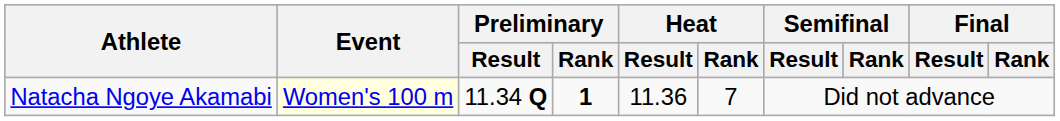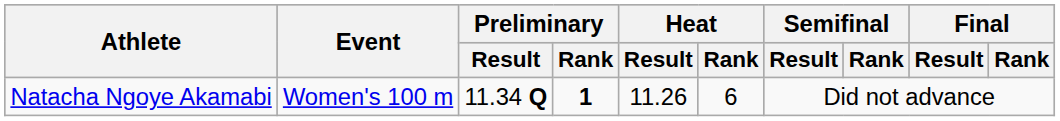(368, 97) lightyellow background -> (368, 97) no background
(658, 97) 11.36 -> (658, 97) 11.26
(731, 97) 7 -> (731, 97) 6
